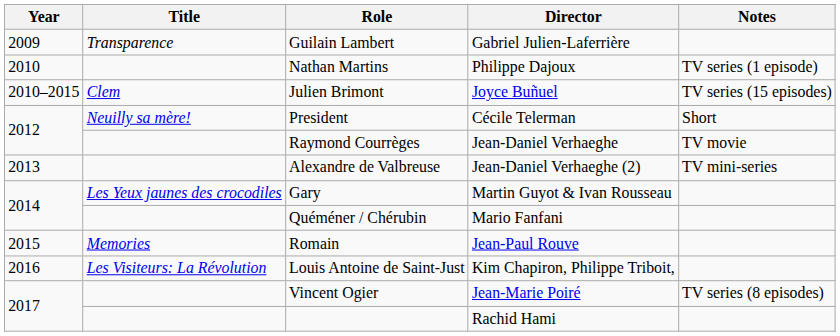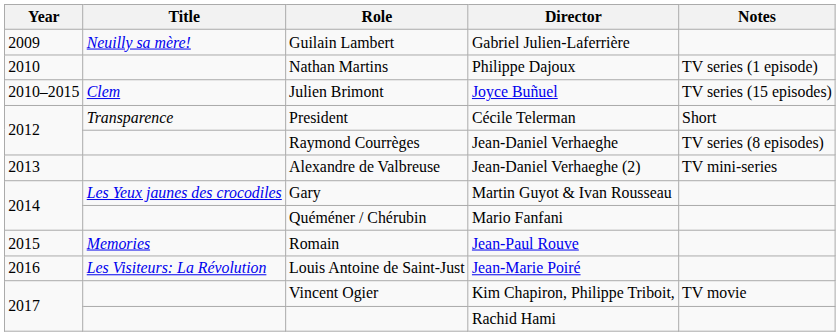(130, 42) Transparence -> (139, 42) Neuilly sa mère!
(139, 117) Neuilly sa mère! -> (130, 117) Transparence
(714, 142) TV movie -> (753, 142) TV series (8 episodes)
(573, 268) Kim Chapiron, Philippe Triboit, -> (526, 268) Jean-Marie Poiré
(526, 293) Jean-Marie Poiré -> (573, 293) Kim Chapiron, Philippe Triboit,
(753, 293) TV series (8 episodes) -> (714, 293) TV movie
